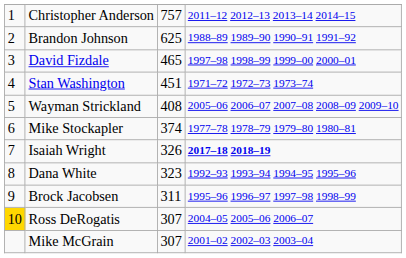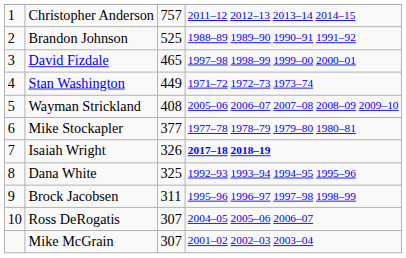(171, 38) 625 -> (171, 38) 525
(171, 83) 451 -> (171, 83) 449
(171, 128) 374 -> (171, 128) 377
(171, 173) 323 -> (171, 173) 325
(15, 219) gold background -> (15, 219) no background
